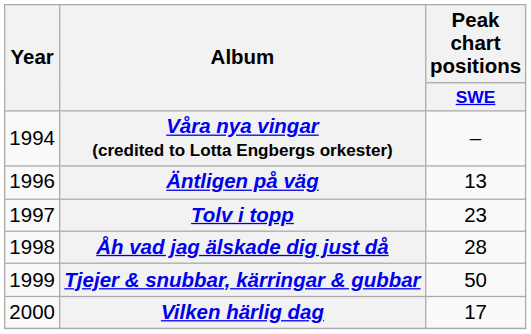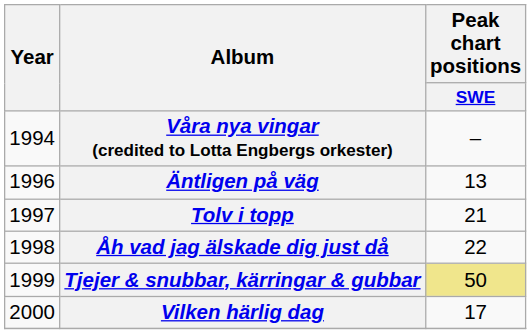(476, 214) 23 -> (476, 214) 21
(476, 247) 28 -> (476, 247) 22
(476, 279) no background -> (476, 279) khaki background
